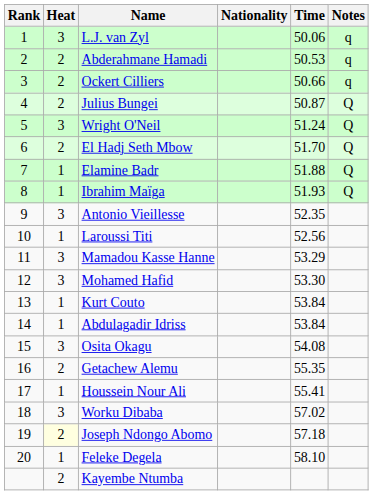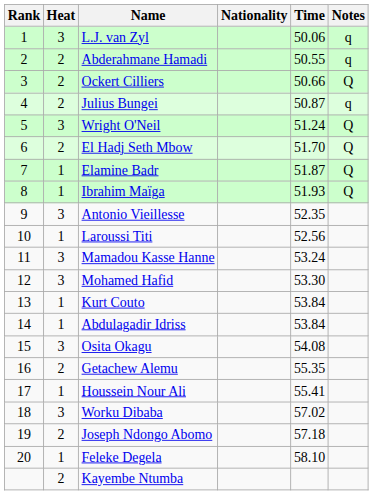(310, 59) 50.53 -> (310, 59) 50.55
(348, 81) q -> (348, 81) Q
(348, 103) Q -> (348, 103) q
(310, 170) 51.88 -> (310, 170) 51.87
(310, 258) 53.29 -> (310, 258) 53.24
(61, 434) lightyellow background -> (61, 434) no background
